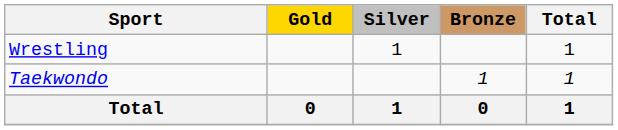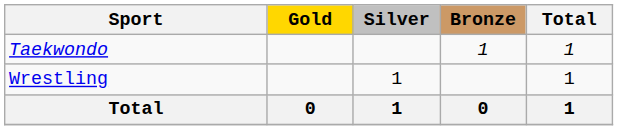rows swapped: (59, 79) <-> (59, 50)
